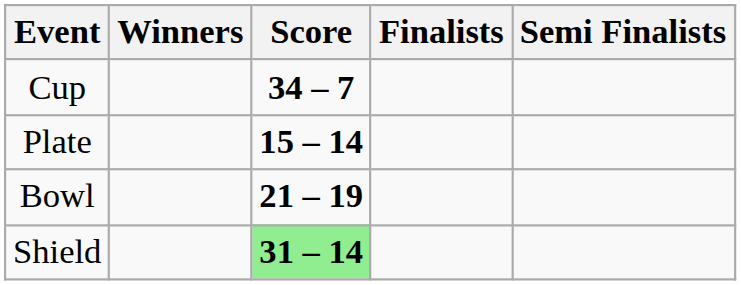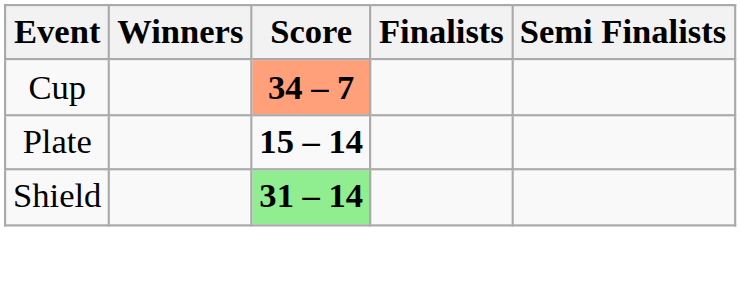(311, 86) no background -> (311, 86) lightsalmon background
- row: (57, 196)
